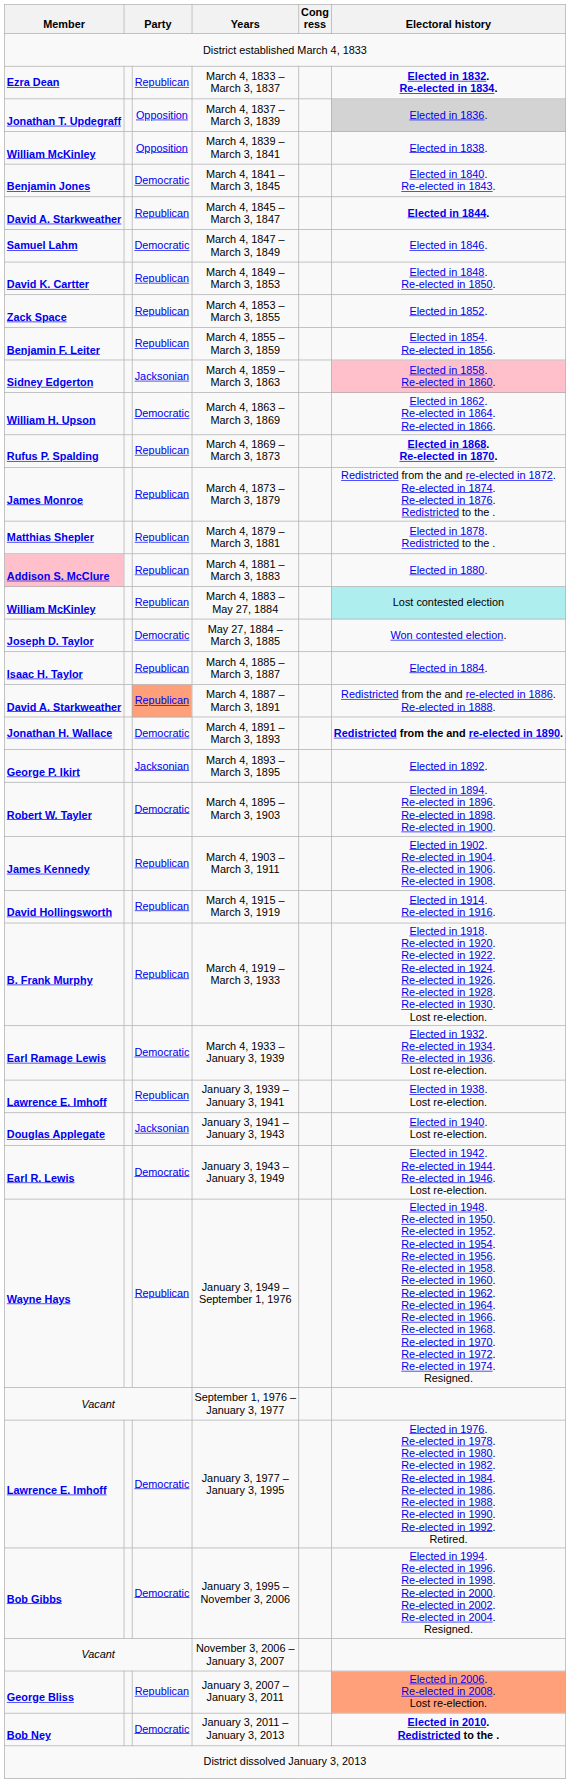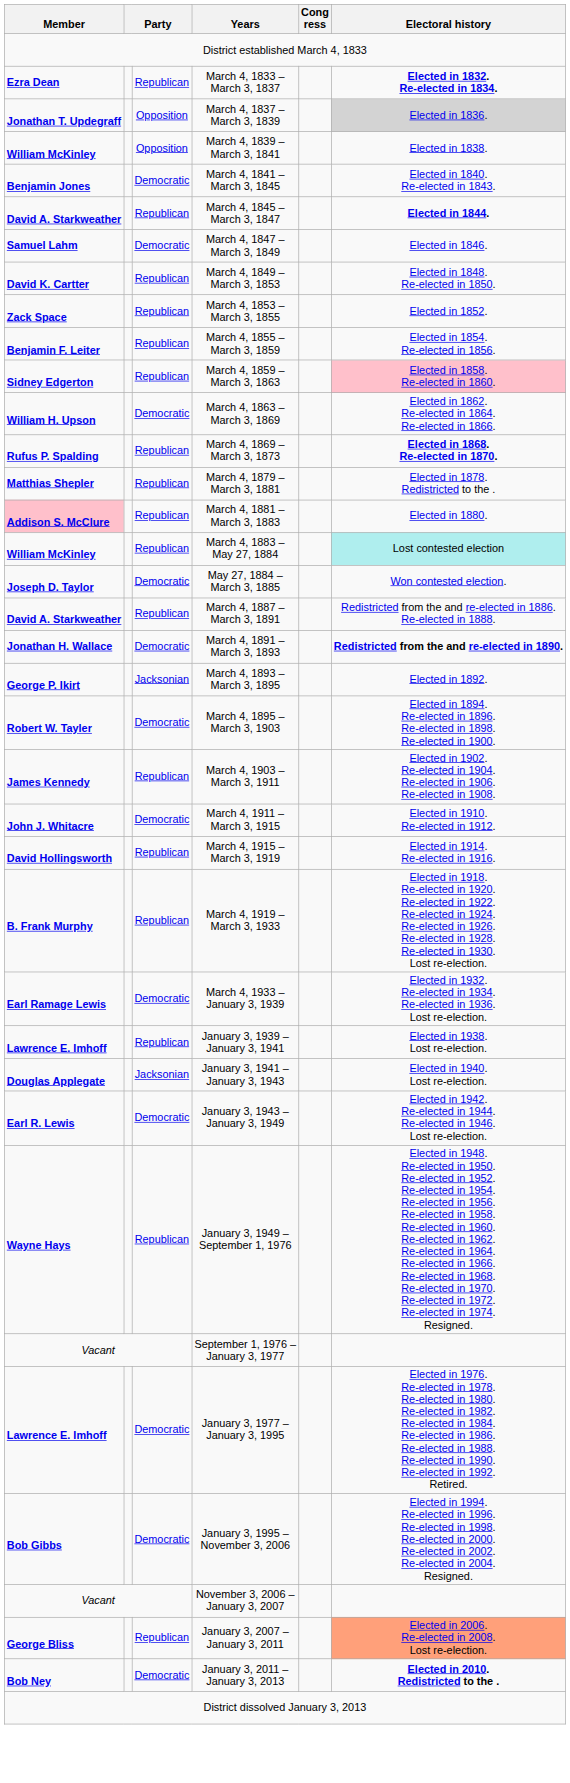(162, 376) Jacksonian -> (162, 376) Republican
- row: (245, 494)
- row: (245, 668)
(162, 700) lightsalmon background -> (162, 614) no background
+ row: (245, 820)
